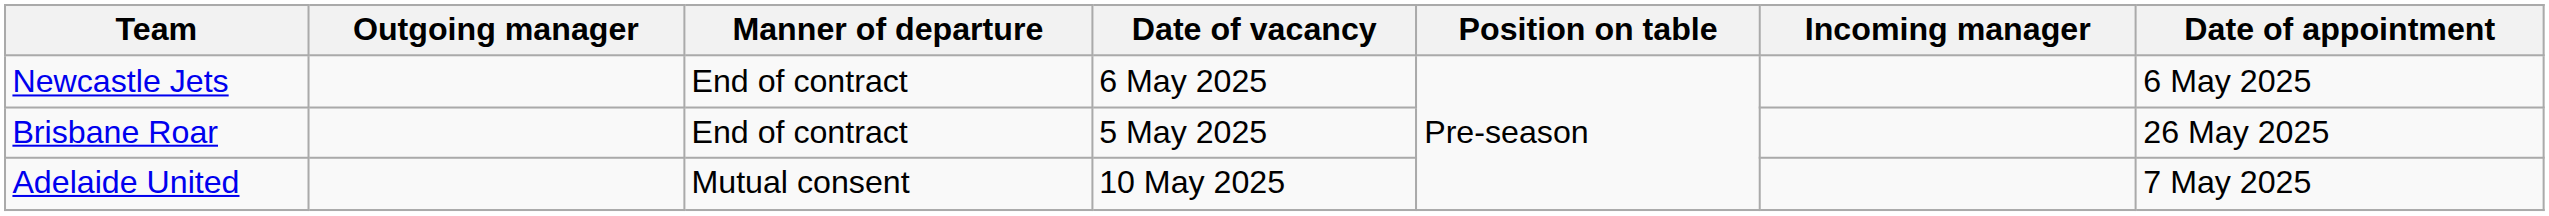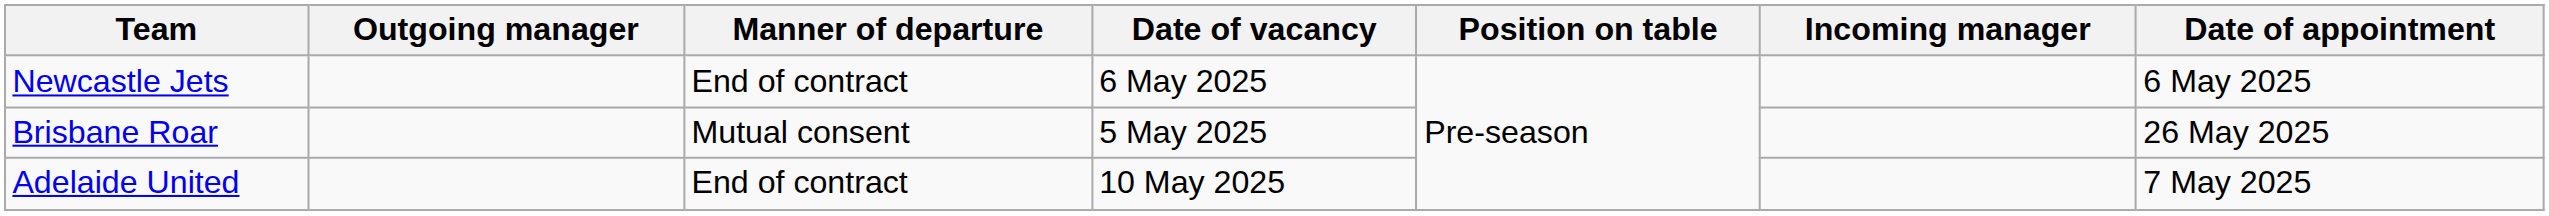(800, 132) End of contract -> (801, 132) Mutual consent
(801, 183) Mutual consent -> (800, 183) End of contract
